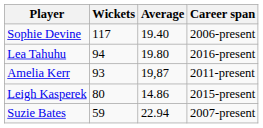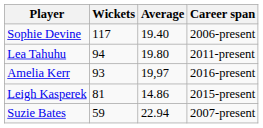(223, 53) 2016-present -> (222, 53) 2011-present
(155, 73) 19,87 -> (155, 73) 19,97
(222, 73) 2011-present -> (223, 73) 2016-present
(99, 93) 80 -> (99, 93) 81
